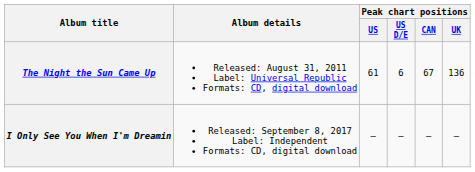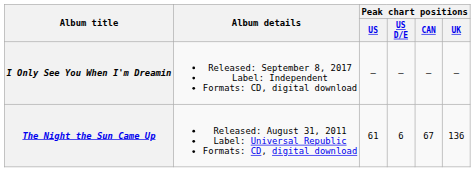rows swapped: (89, 73) <-> (89, 136)
